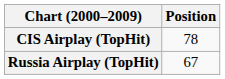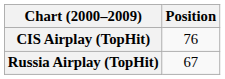(191, 39) 78 -> (191, 39) 76
